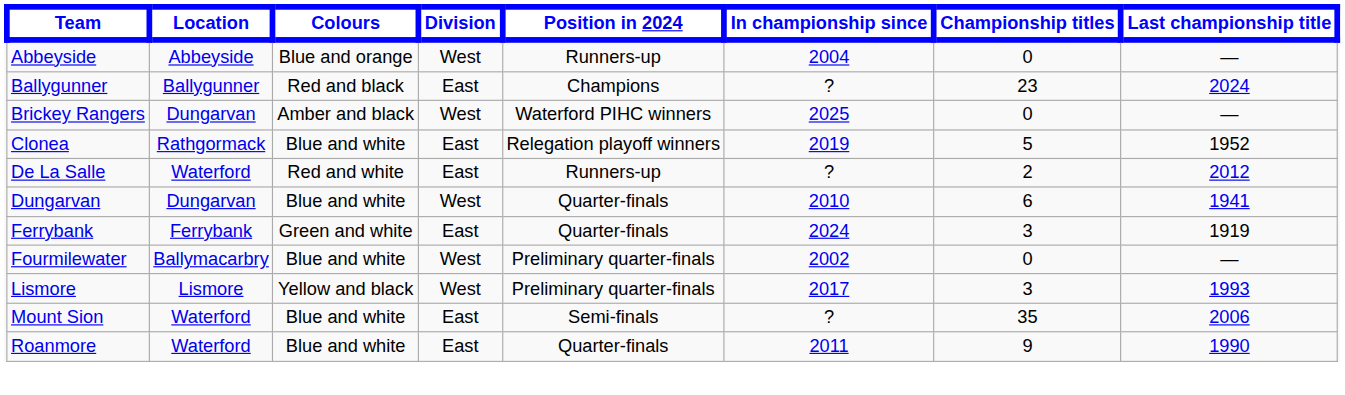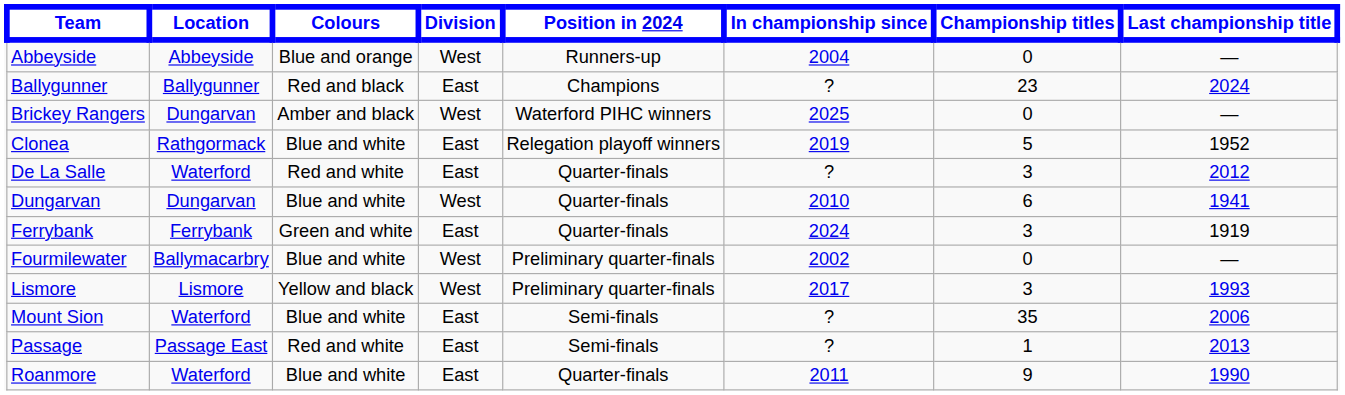(613, 172) Runners-up -> (613, 172) Quarter-finals
(1027, 172) 2 -> (1027, 172) 3
+ row: (47, 346)
